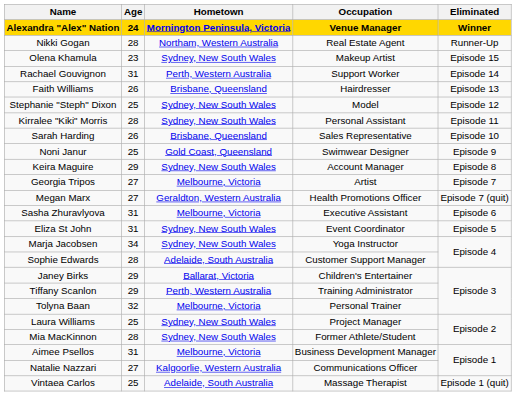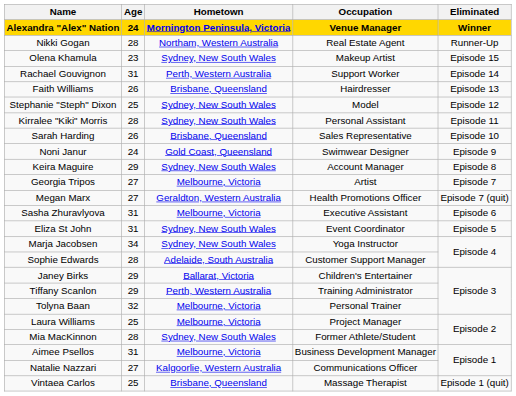(133, 151) 25 -> (133, 151) 24
(219, 321) Sydney, New South Wales -> (219, 321) Melbourne, Victoria
(219, 383) Adelaide, South Australia -> (219, 383) Brisbane, Queensland
